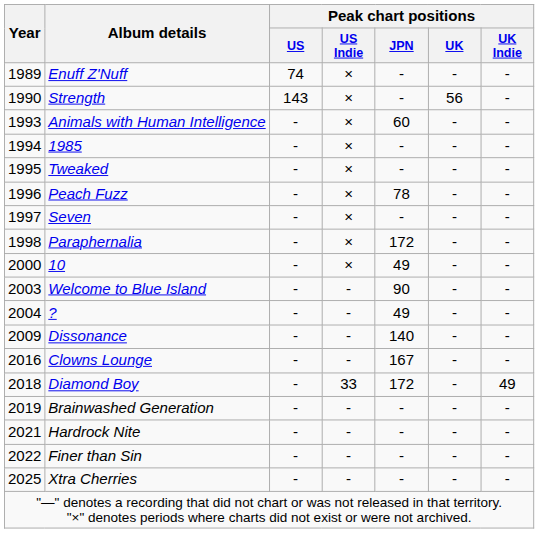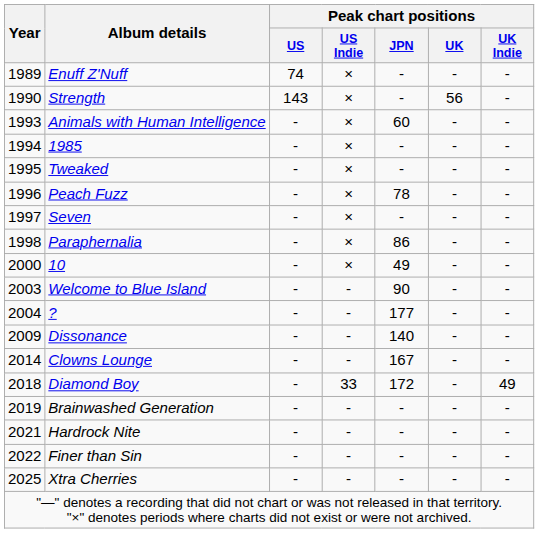(401, 241) 172 -> (401, 241) 86
(401, 312) 49 -> (401, 312) 177
(25, 360) 2016 -> (25, 360) 2014
